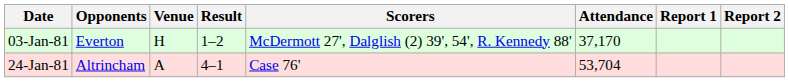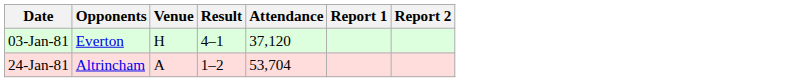- column: (410, 16)
(212, 40) 1–2 -> (212, 40) 4–1
(600, 40) 37,170 -> (270, 40) 37,120
(212, 64) 4–1 -> (212, 64) 1–2
